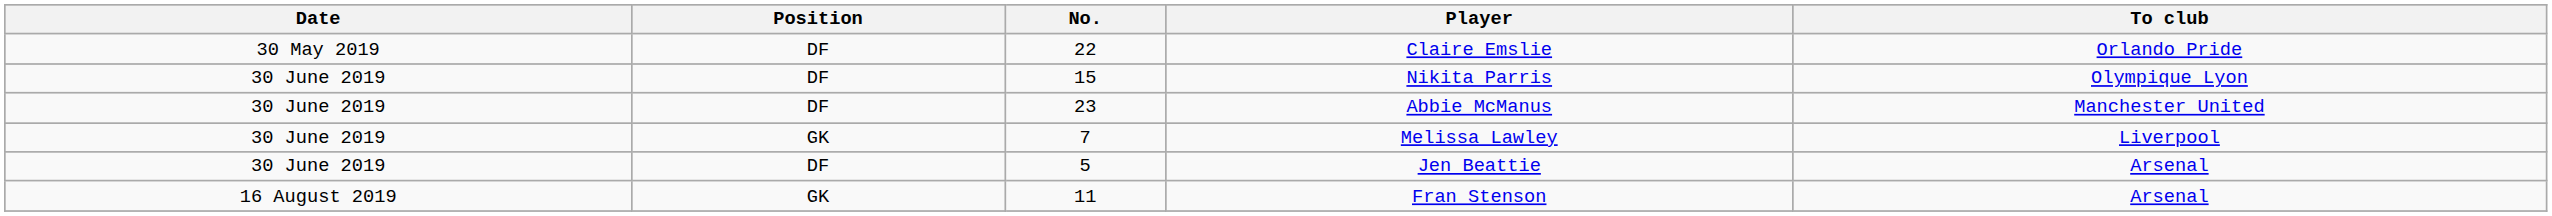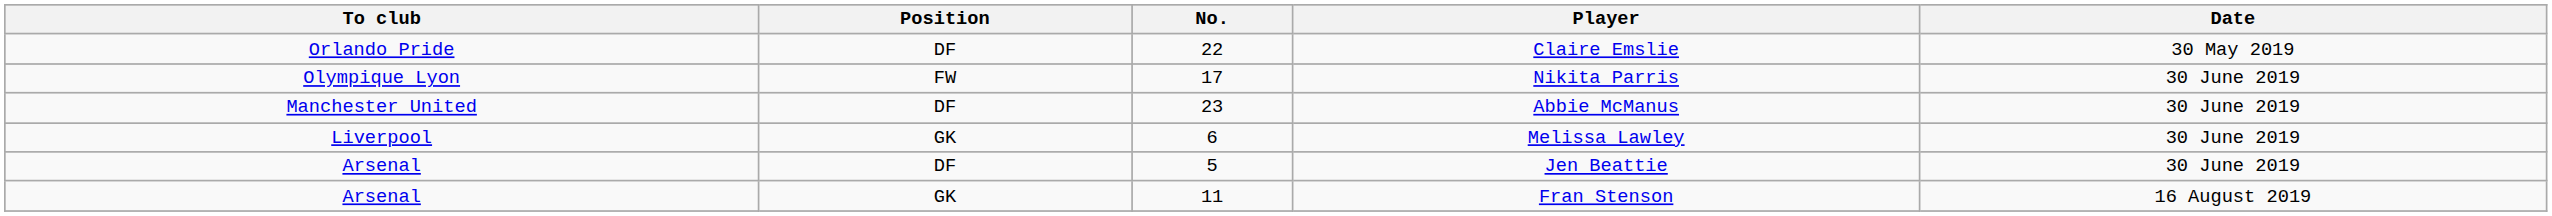columns swapped: (318, 20) <-> (2169, 20)
(818, 78) DF -> (945, 78) FW
(1085, 78) 15 -> (1212, 78) 17
(1085, 137) 7 -> (1212, 137) 6
